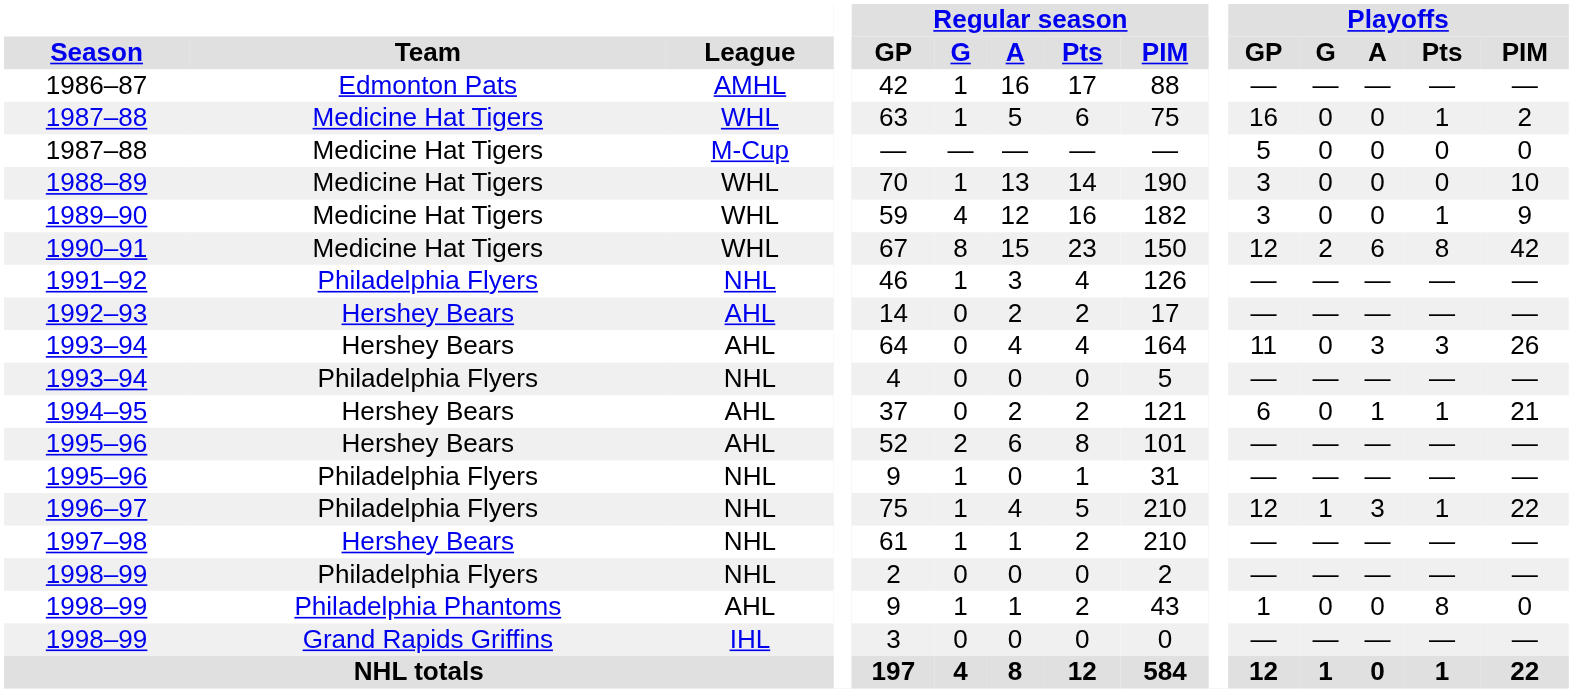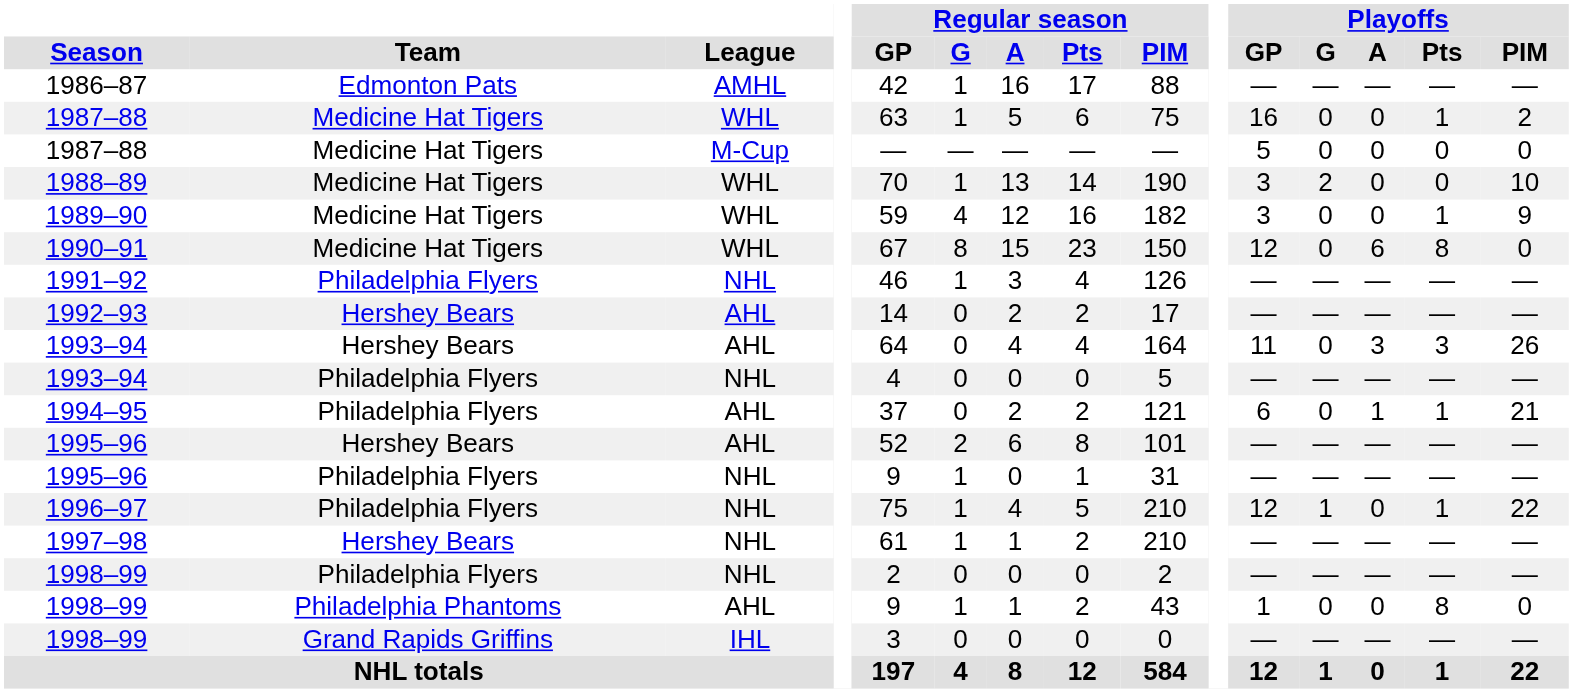(1326, 182) 0 -> (1326, 182) 2
(1326, 248) 2 -> (1326, 248) 0
(1525, 248) 42 -> (1525, 248) 0
(428, 411) Hershey Bears -> (428, 411) Philadelphia Flyers
(1377, 508) 3 -> (1377, 508) 0
